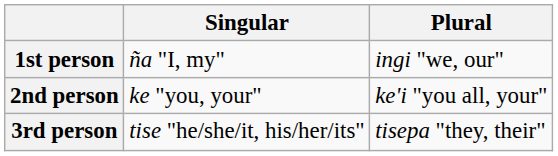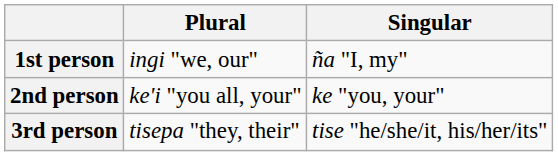columns swapped: (247, 22) <-> (461, 22)
